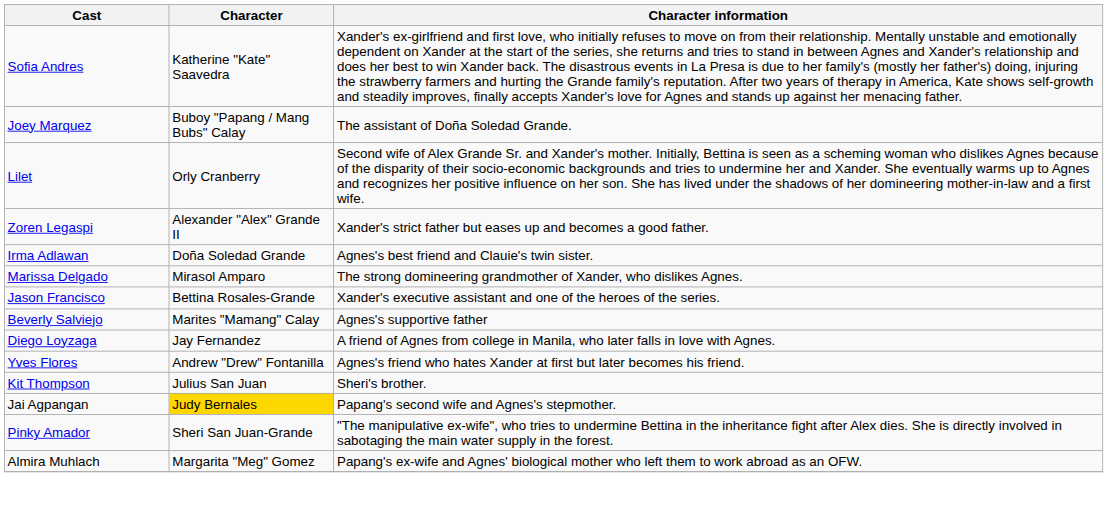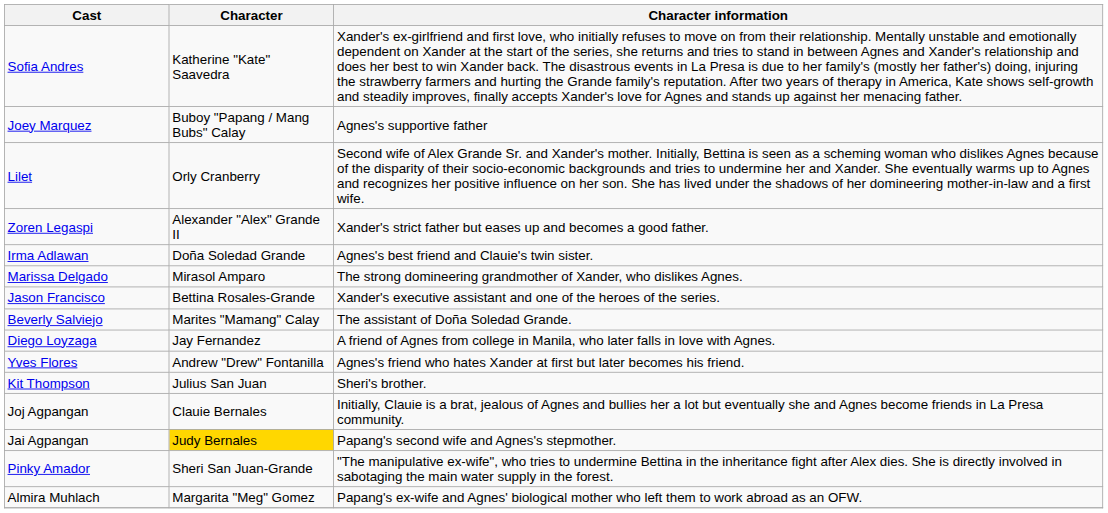(454, 125) The assistant of Doña Soledad Grande. -> (412, 125) Agnes's supportive father
(412, 319) Agnes's supportive father -> (454, 319) The assistant of Doña Soledad Grande.
+ row: (48, 411)
